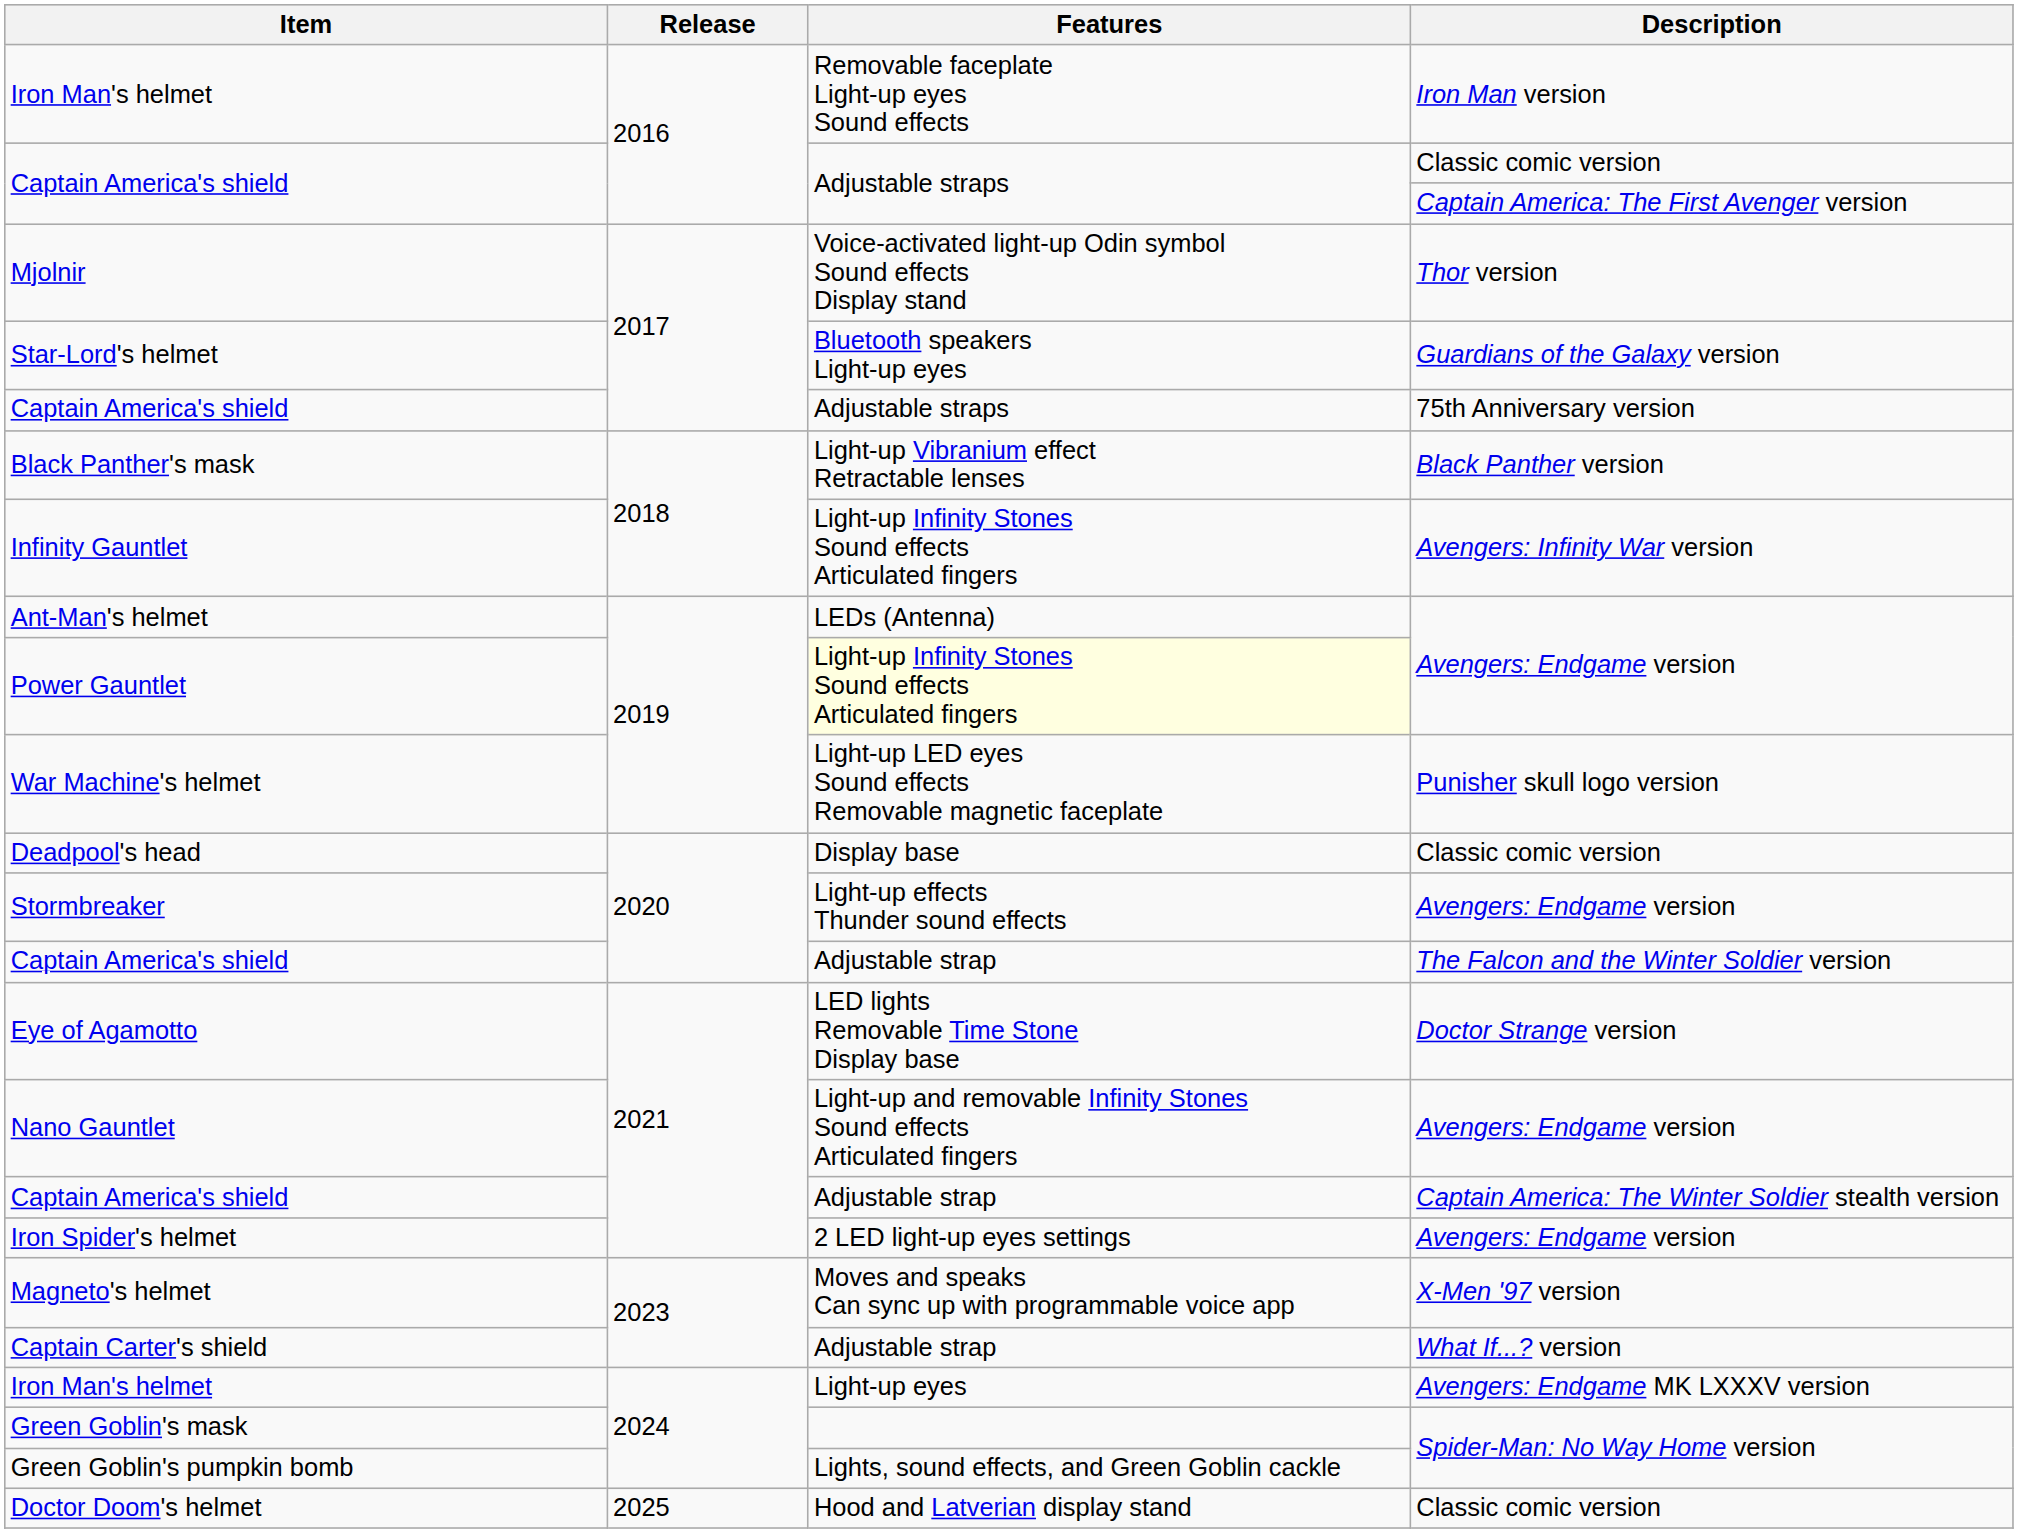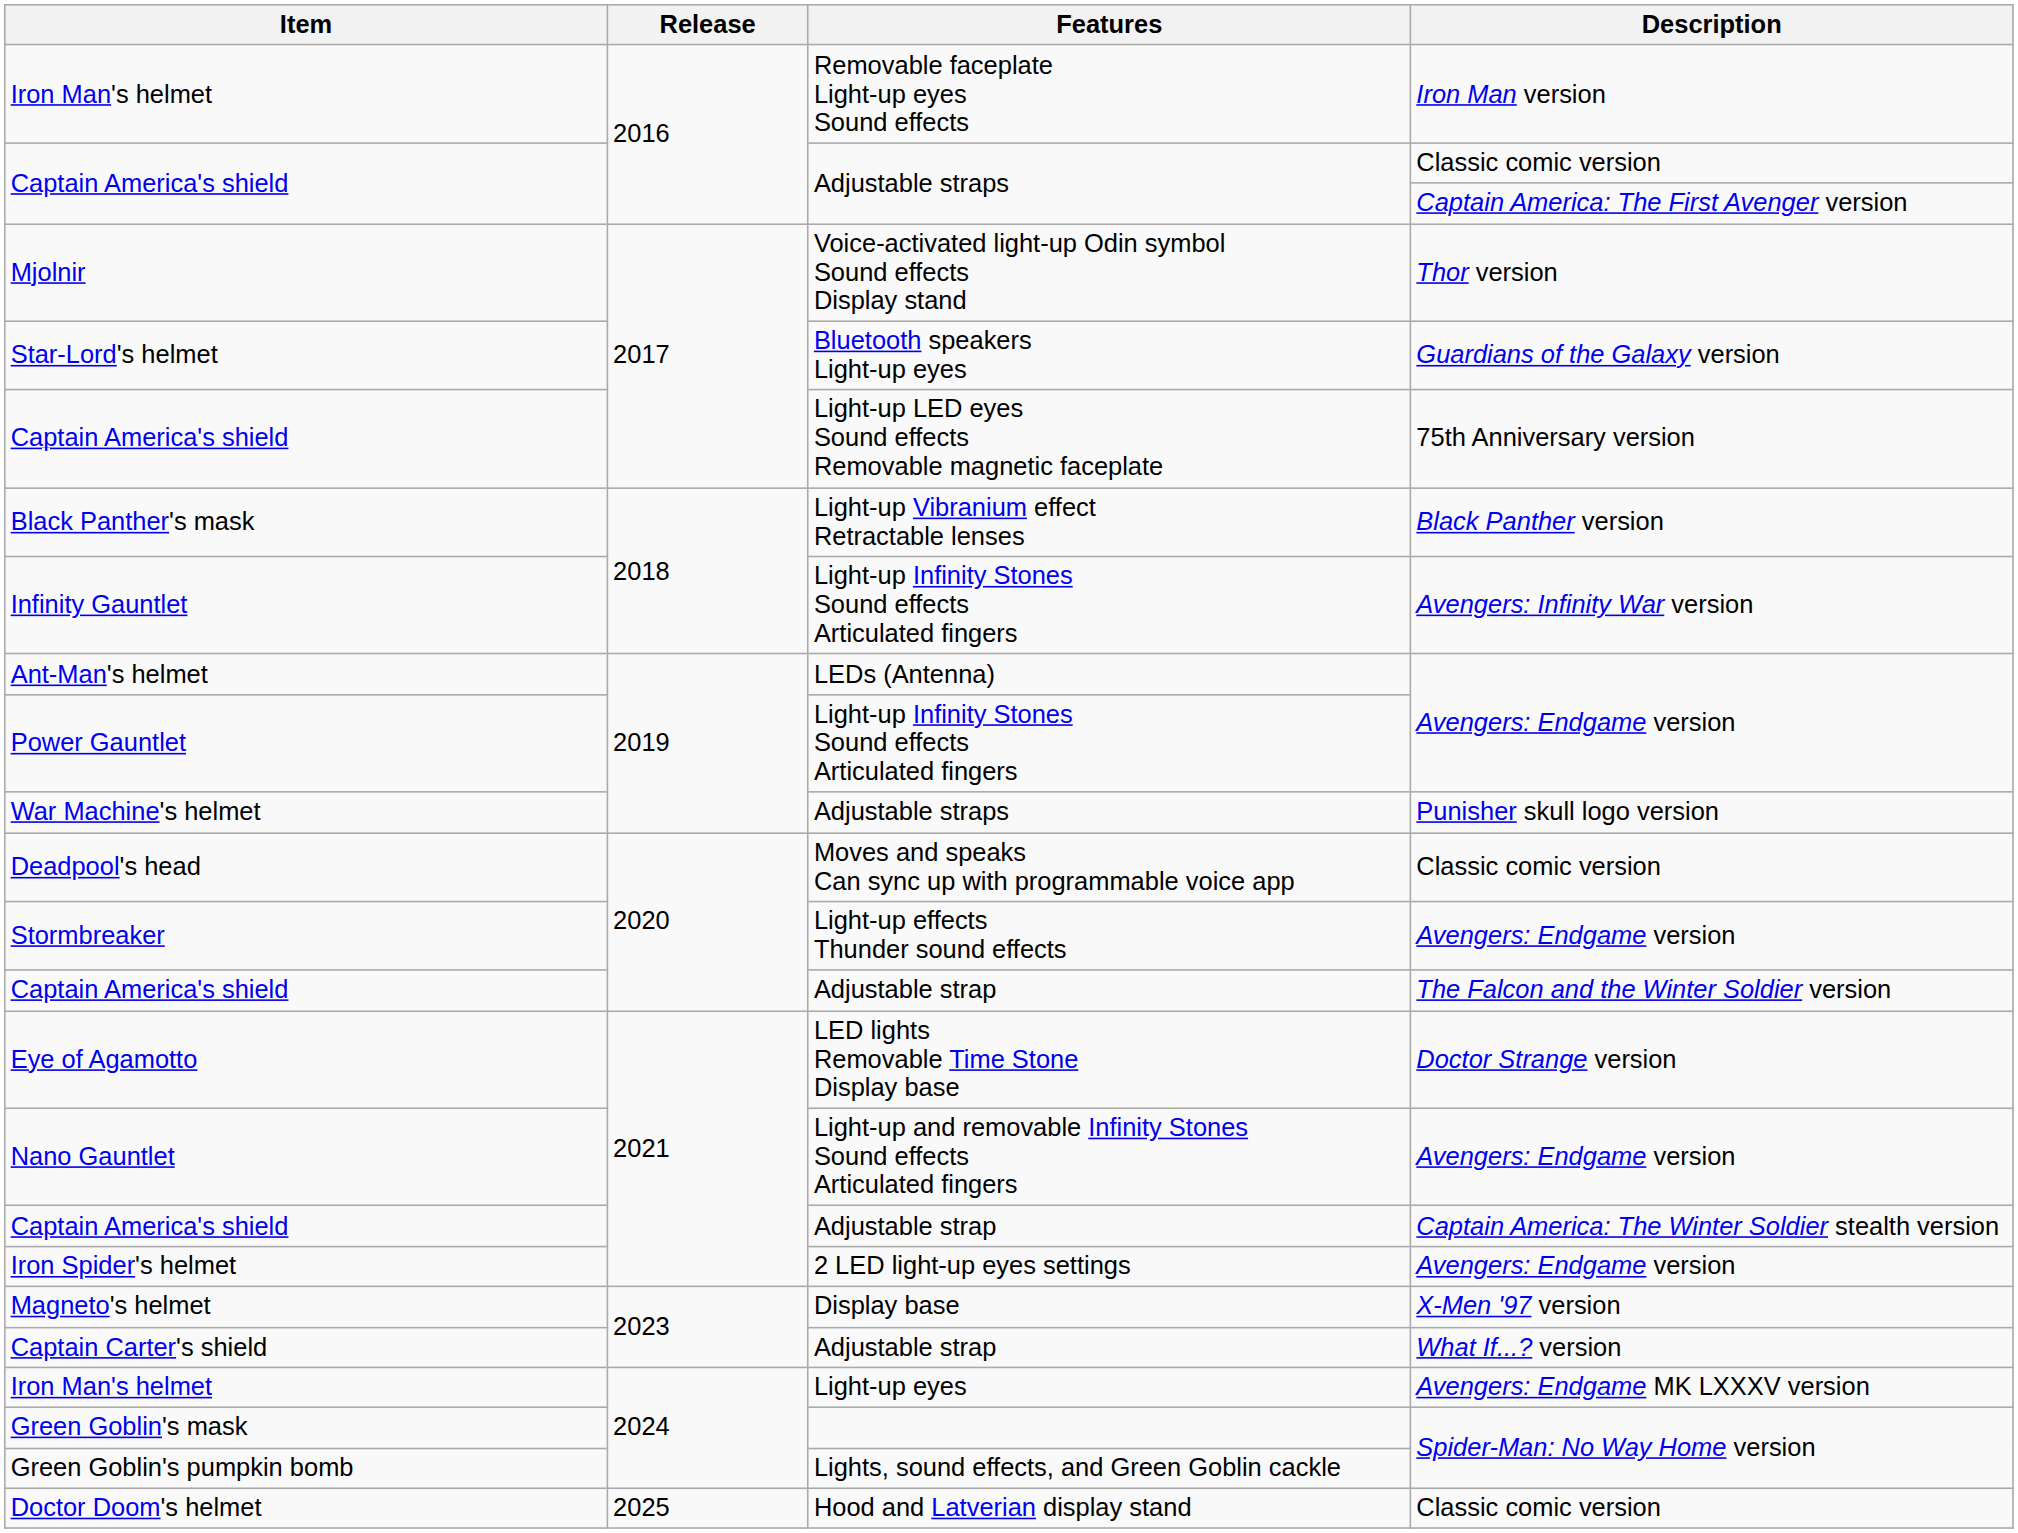(911, 409) Adjustable straps -> (989, 438) Light-up LED eyes Sound effects Removable magnetic faceplate
(943, 685) lightyellow background -> (943, 742) no background
(989, 783) Light-up LED eyes Sound effects Removable magnetic faceplate -> (911, 811) Adjustable straps
(887, 852) Display base -> (1054, 866) Moves and speaks Can sync up with programmable voice app
(1054, 1292) Moves and speaks Can sync up with programmable voice app -> (887, 1306) Display base
